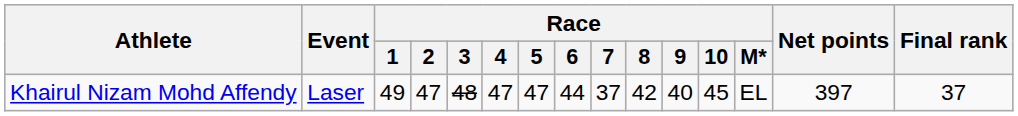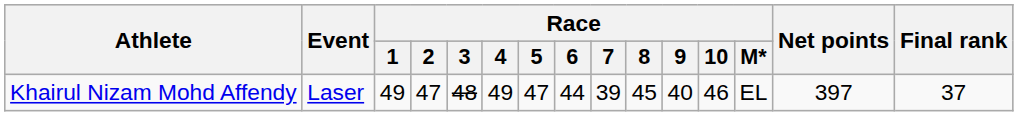(500, 93) 47 -> (500, 93) 49
(608, 93) 37 -> (608, 93) 39
(644, 93) 42 -> (644, 93) 45
(716, 93) 45 -> (716, 93) 46
